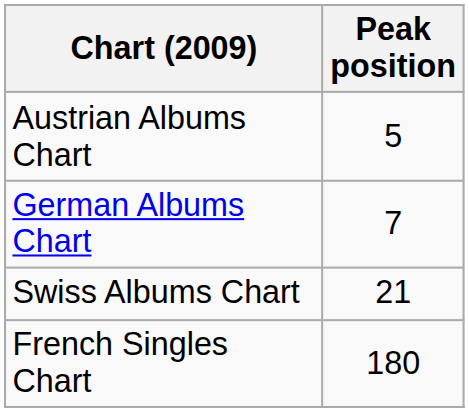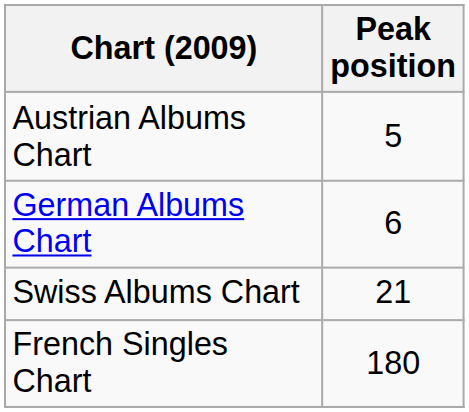(393, 223) 7 -> (393, 223) 6
